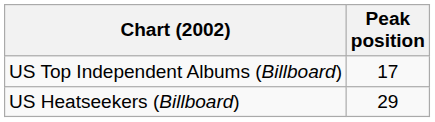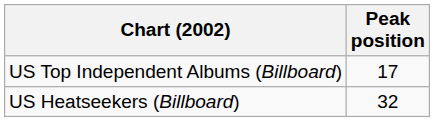(388, 101) 29 -> (388, 101) 32
